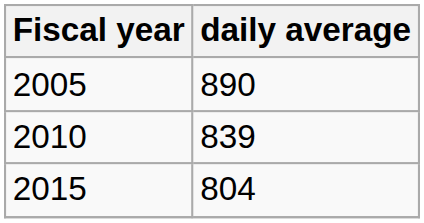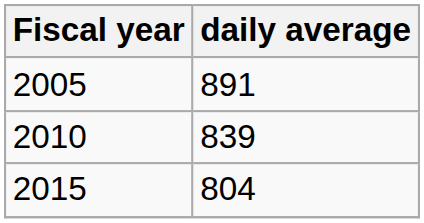(228, 83) 890 -> (228, 83) 891
